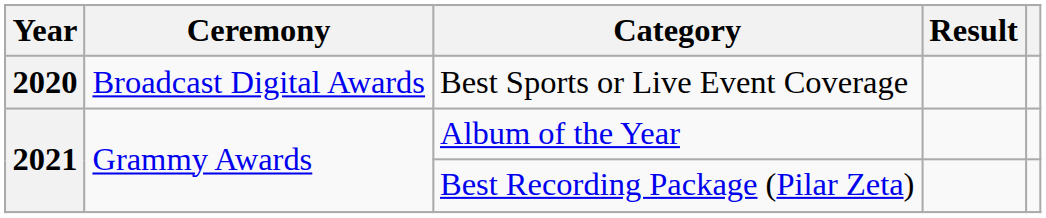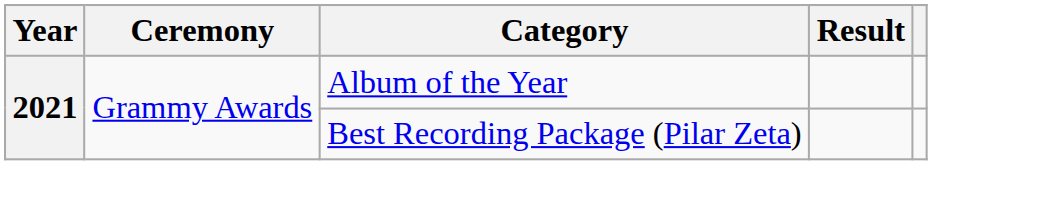- row: (674, 81)
